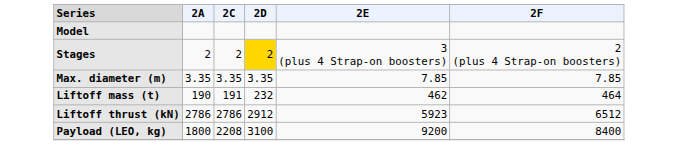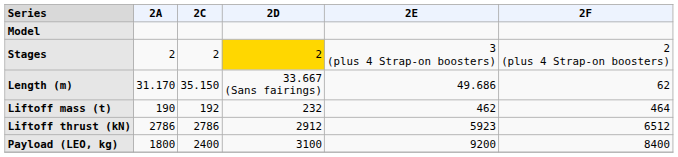+ row: (40, 85)
- row: (112, 78)
(232, 96) 191 -> (210, 108) 192
(229, 131) 2208 -> (206, 144) 2400
